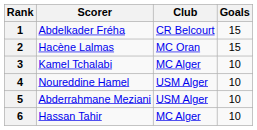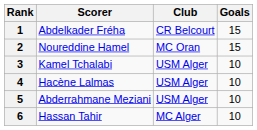(76, 47) Hacène Lalmas -> (84, 47) Noureddine Hamel
(178, 64) MC Alger -> (182, 64) USM Alger
(84, 82) Noureddine Hamel -> (76, 82) Hacène Lalmas
